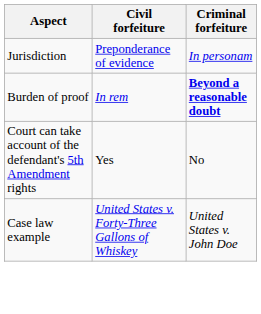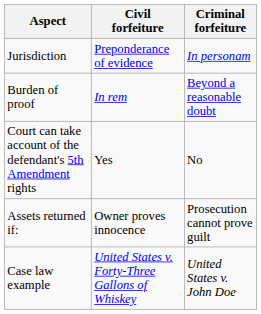(218, 97) bold -> (214, 97) normal
+ row: (46, 222)
